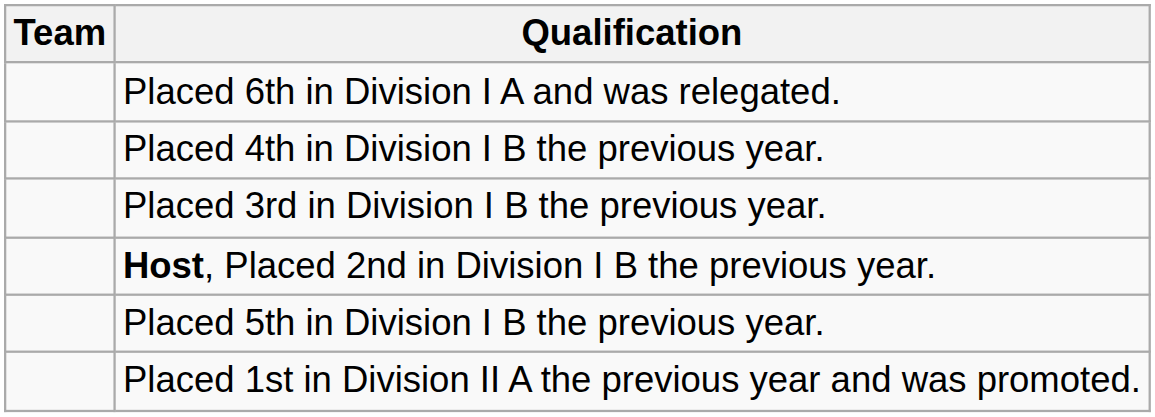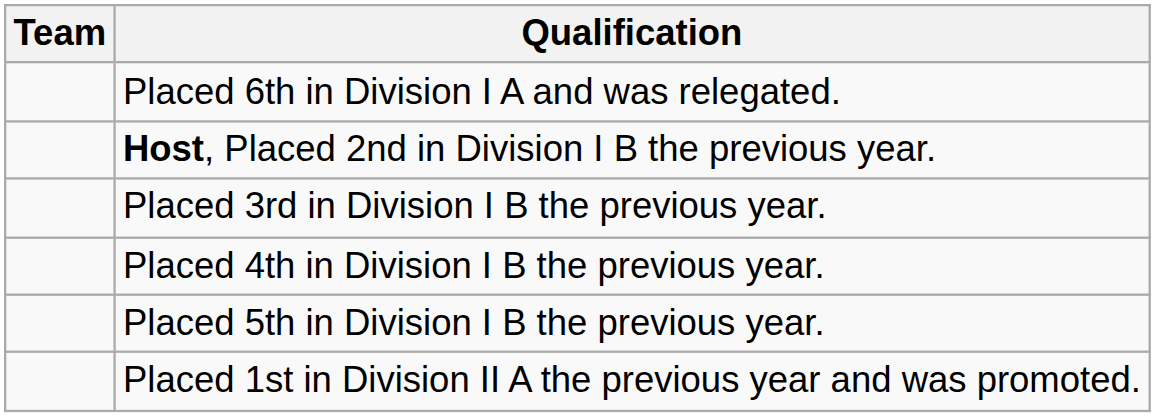rows swapped: (530, 264) <-> (474, 149)
